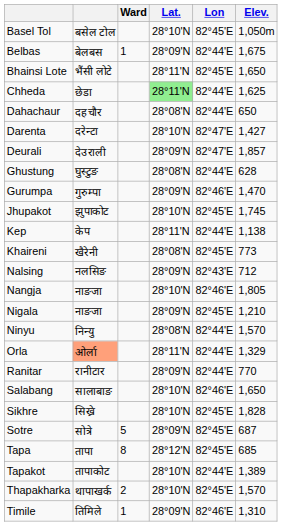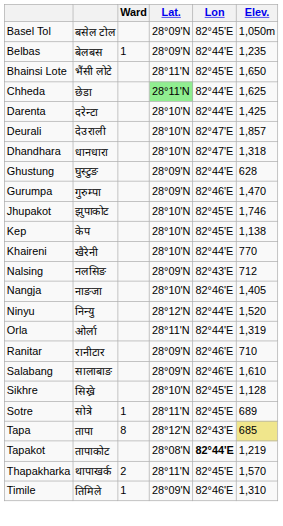(171, 31) 28°10'N -> (171, 31) 28°09'N
(252, 51) 1,675 -> (252, 51) 1,235
- row: (33, 111)
(214, 131) 82°47'E -> (214, 111) 82°44'E
(252, 131) 1,427 -> (252, 111) 1,425
(171, 151) 28°09'N -> (171, 131) 28°10'N
+ row: (34, 151)
(171, 171) 28°08'N -> (171, 171) 28°09'N
(252, 211) 1,745 -> (252, 211) 1,746
(171, 231) 28°11'N -> (171, 231) 28°10'N
(214, 231) 82°44'E -> (214, 231) 82°45'E
(171, 251) 28°08'N -> (171, 251) 28°10'N
(214, 251) 82°45'E -> (214, 251) 82°44'E
(247, 251) 773 -> (248, 251) 770
(252, 291) 1,805 -> (252, 291) 1,405
- row: (22, 311)
(171, 331) 28°08'N -> (171, 311) 28°12'N
(252, 331) 1,570 -> (252, 311) 1,520
(86, 352) lightsalmon background -> (86, 332) no background
(252, 351) 1,329 -> (252, 331) 1,319
(214, 371) 82°44'E -> (214, 351) 82°46'E
(247, 371) 770 -> (248, 351) 710
(171, 391) 28°10'N -> (171, 371) 28°09'N
(252, 391) 1,650 -> (252, 371) 1,610
(252, 411) 1,828 -> (252, 391) 1,128
(123, 431) 5 -> (123, 411) 1
(171, 431) 28°09'N -> (171, 411) 28°11'N
(247, 431) 687 -> (248, 411) 689
(214, 451) 82°45'E -> (214, 431) 82°43'E
(247, 451) no background -> (248, 431) khaki background
(171, 471) 28°10'N -> (171, 451) 28°08'N
(214, 471) normal -> (215, 451) bold
(252, 471) 1,389 -> (252, 451) 1,219
(171, 491) 28°10'N -> (171, 471) 28°11'N
